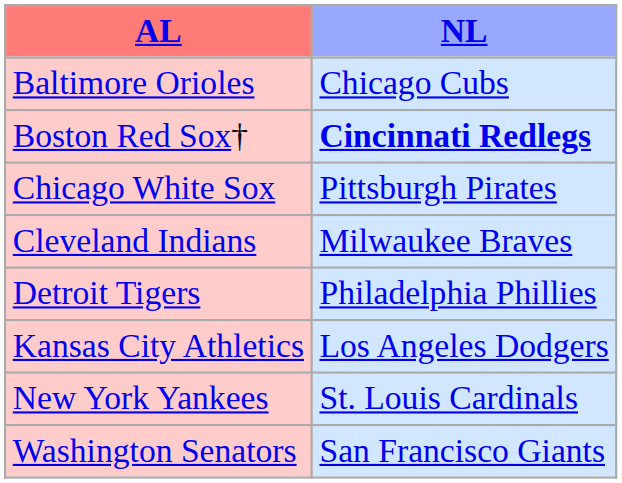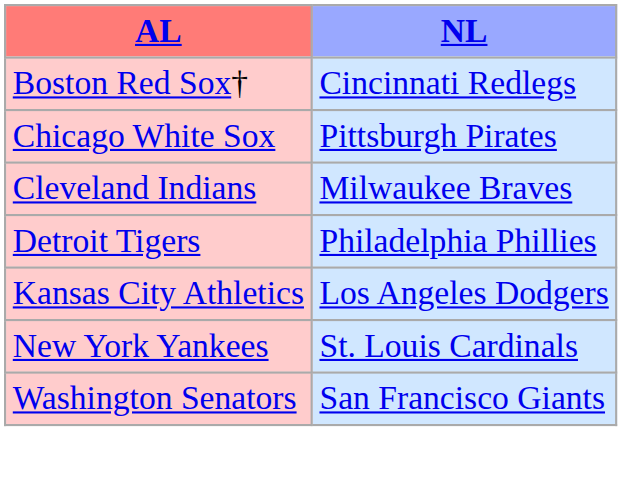- row: (134, 83)
(455, 136) bold -> (448, 83) normal
